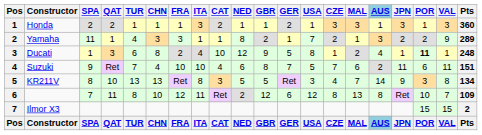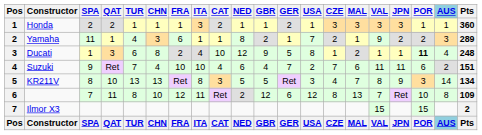columns swapped: (380, 11) <-> (447, 11)
(180, 39) 3 -> (180, 39) 6
(266, 67) 8 -> (266, 67) 4
(312, 67) 5 -> (312, 67) 2
